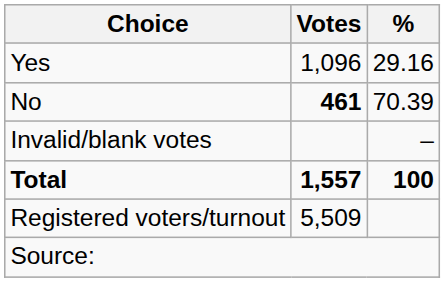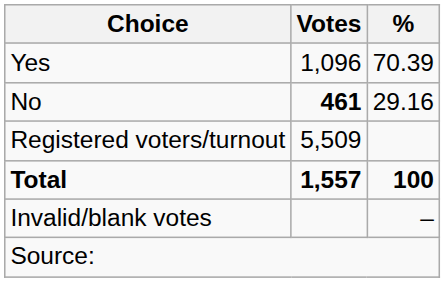(403, 62) 29.16 -> (403, 62) 70.39
(403, 101) 70.39 -> (403, 101) 29.16
rows swapped: (111, 140) <-> (148, 218)
